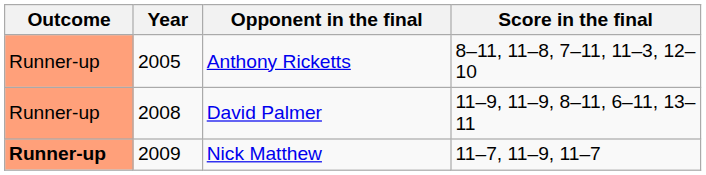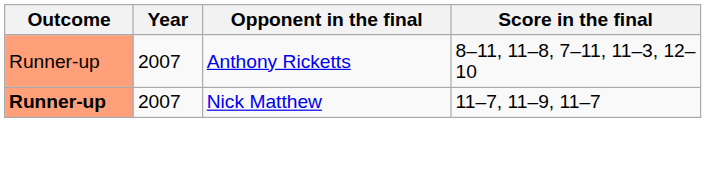(159, 60) 2005 -> (159, 60) 2007
- row: (264, 113)
(159, 154) 2009 -> (159, 102) 2007
